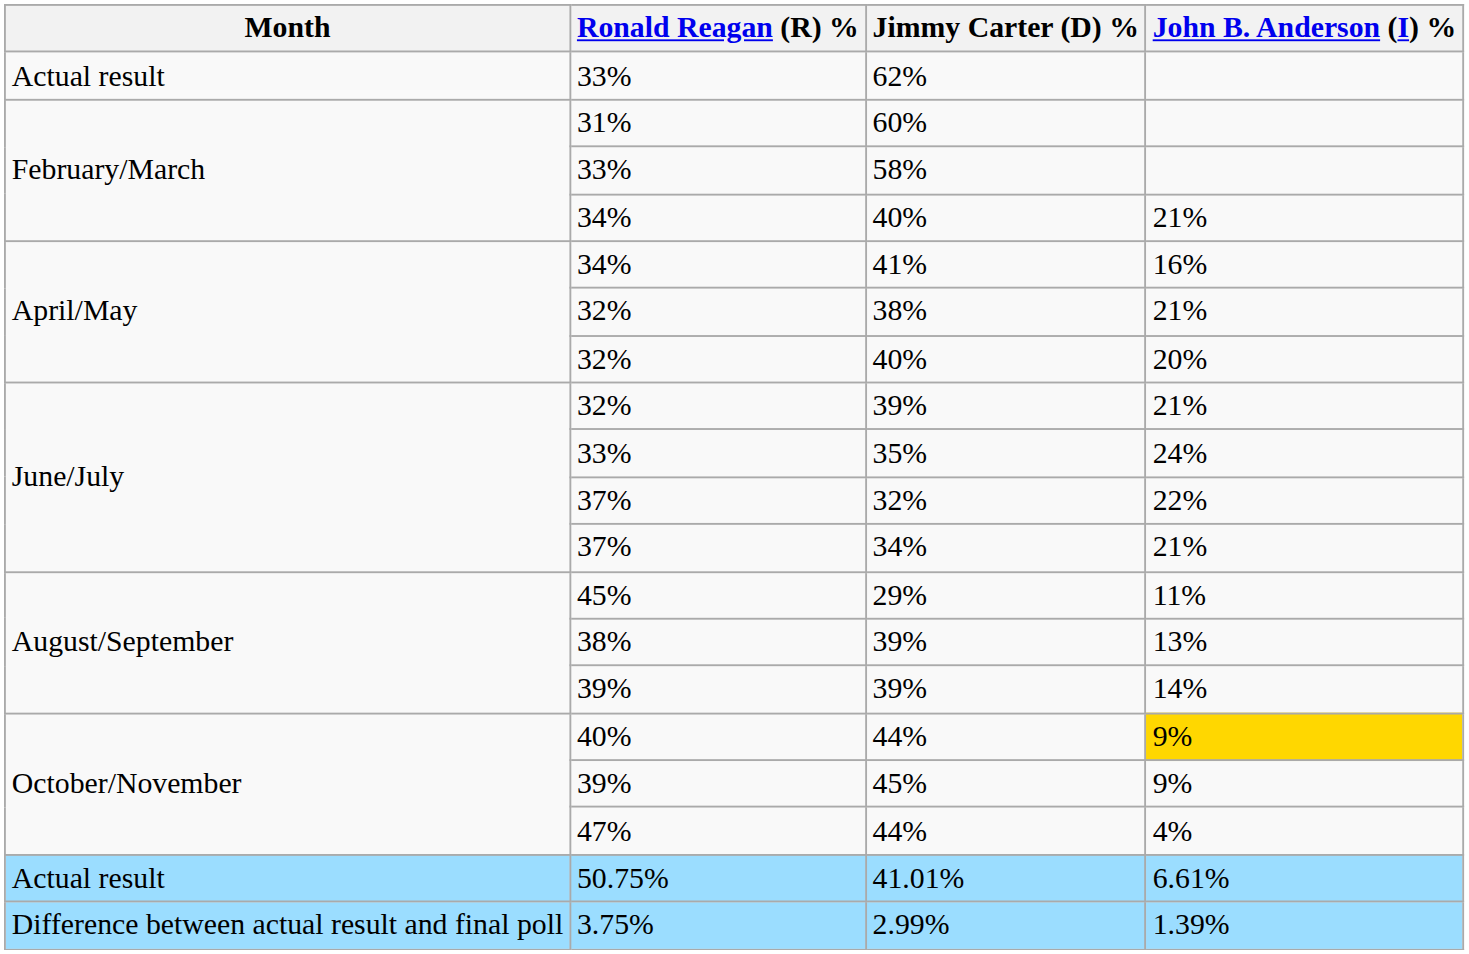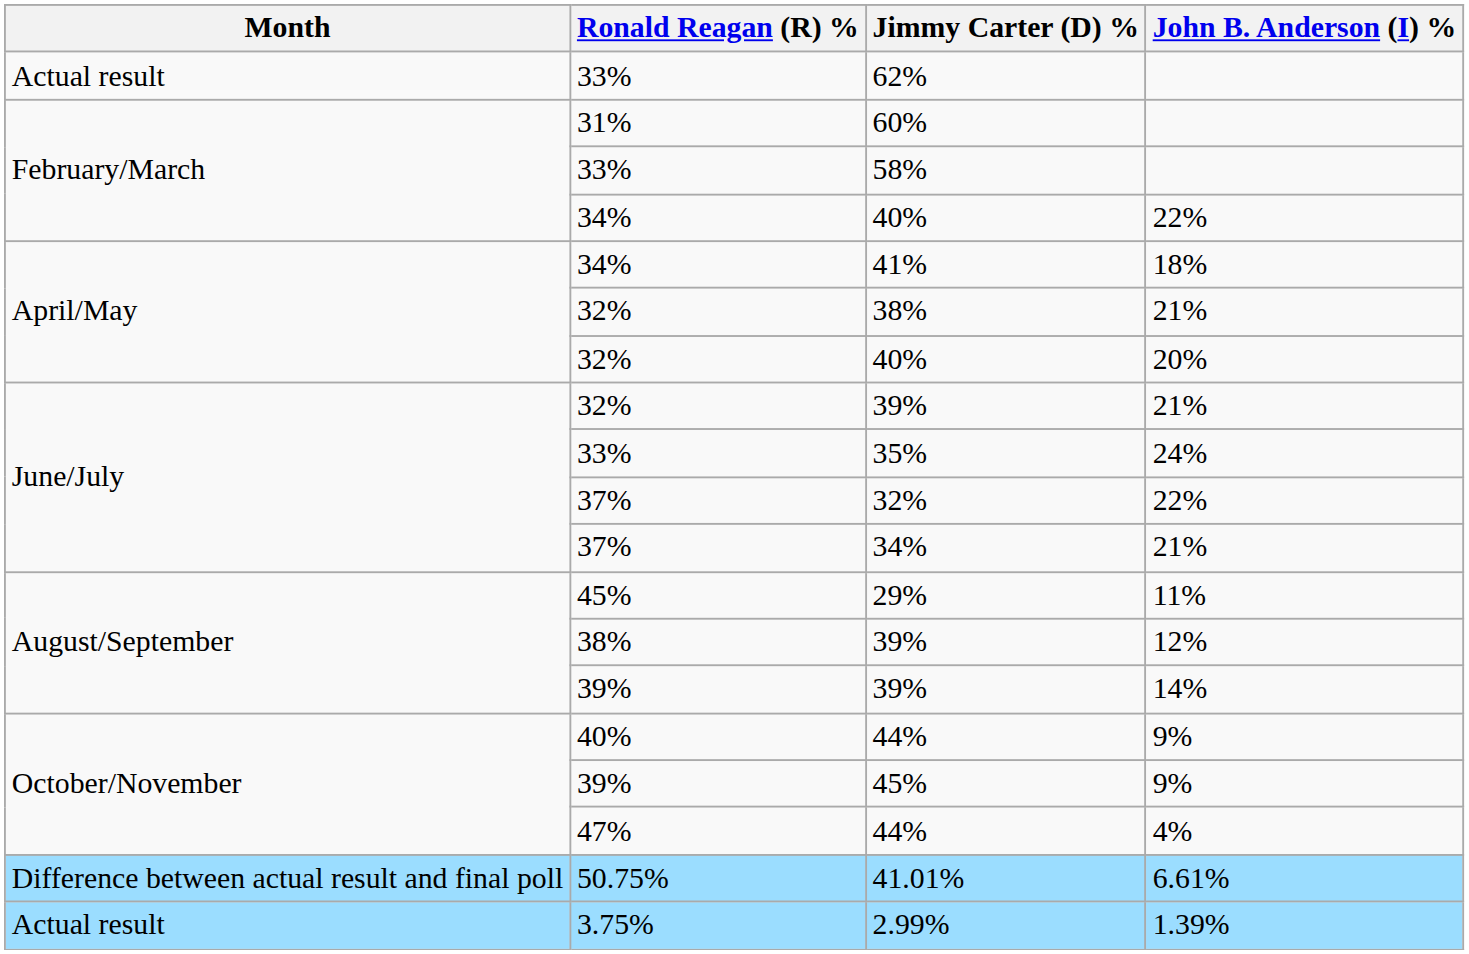(1180, 216) 21% -> (1180, 216) 22%
(1180, 264) 16% -> (1180, 264) 18%
(1180, 641) 13% -> (1180, 641) 12%
(1173, 736) gold background -> (1173, 736) no background
(88, 877) Actual result -> (288, 877) Difference between actual result and final poll
(288, 924) Difference between actual result and final poll -> (88, 924) Actual result
